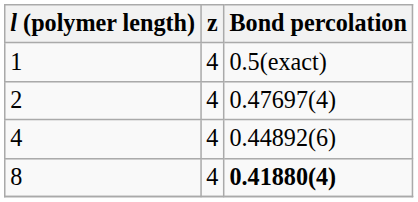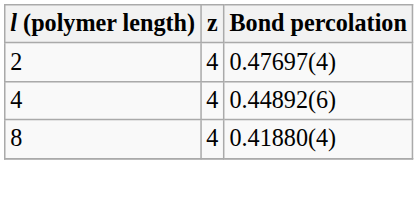- row: (16, 61)
(283, 176) bold -> (283, 138) normal
